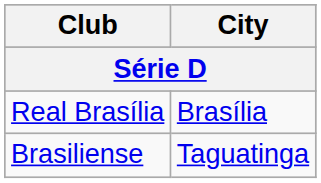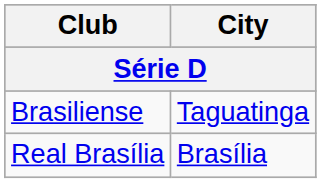rows swapped: (77, 154) <-> (88, 111)
